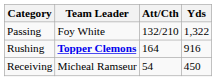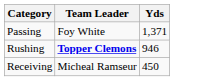- column: (160, 13)
(196, 31) 1,322 -> (155, 31) 1,371
(192, 48) 916 -> (150, 48) 946
